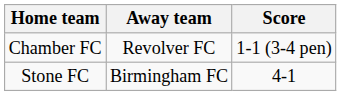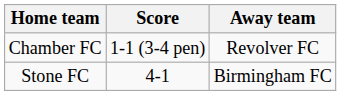columns swapped: (284, 18) <-> (169, 18)
